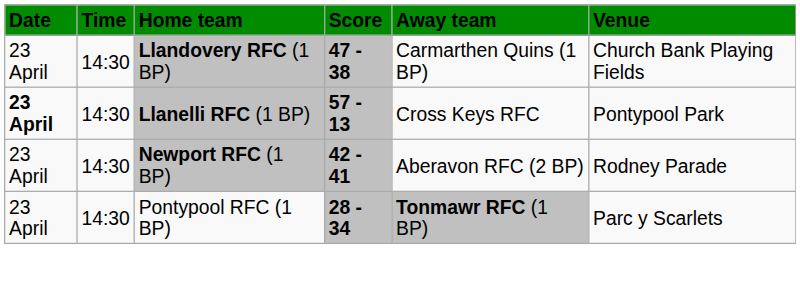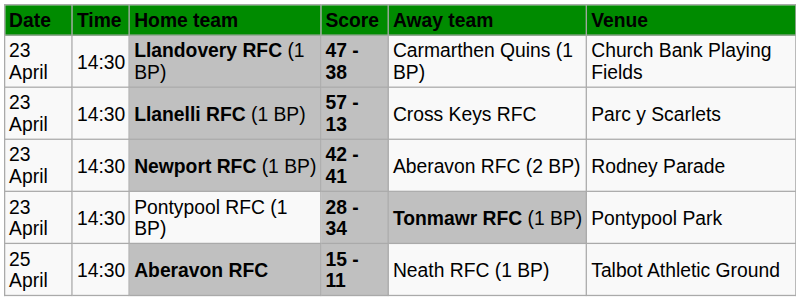(31, 113) bold -> (28, 113) normal
(658, 113) Pontypool Park -> (656, 113) Parc y Scarlets
(658, 218) Parc y Scarlets -> (657, 218) Pontypool Park
+ row: (201, 270)
